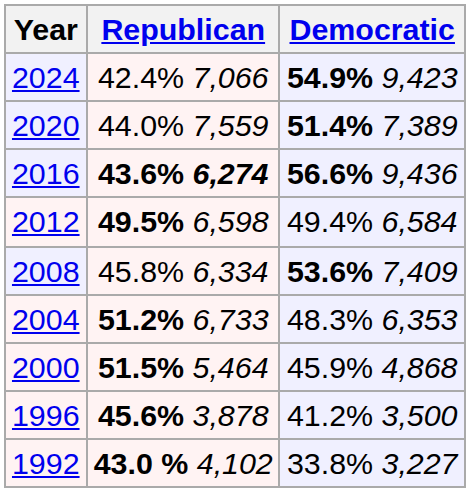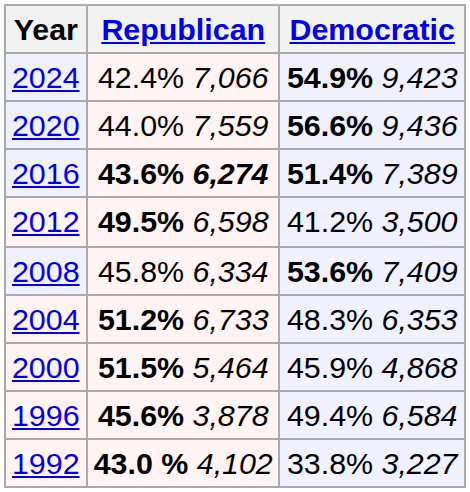(372, 126) 51.4% 7,389 -> (372, 126) 56.6% 9,436
(372, 174) 56.6% 9,436 -> (372, 174) 51.4% 7,389
(372, 222) 49.4% 6,584 -> (372, 222) 41.2% 3,500
(372, 414) 41.2% 3,500 -> (372, 414) 49.4% 6,584
